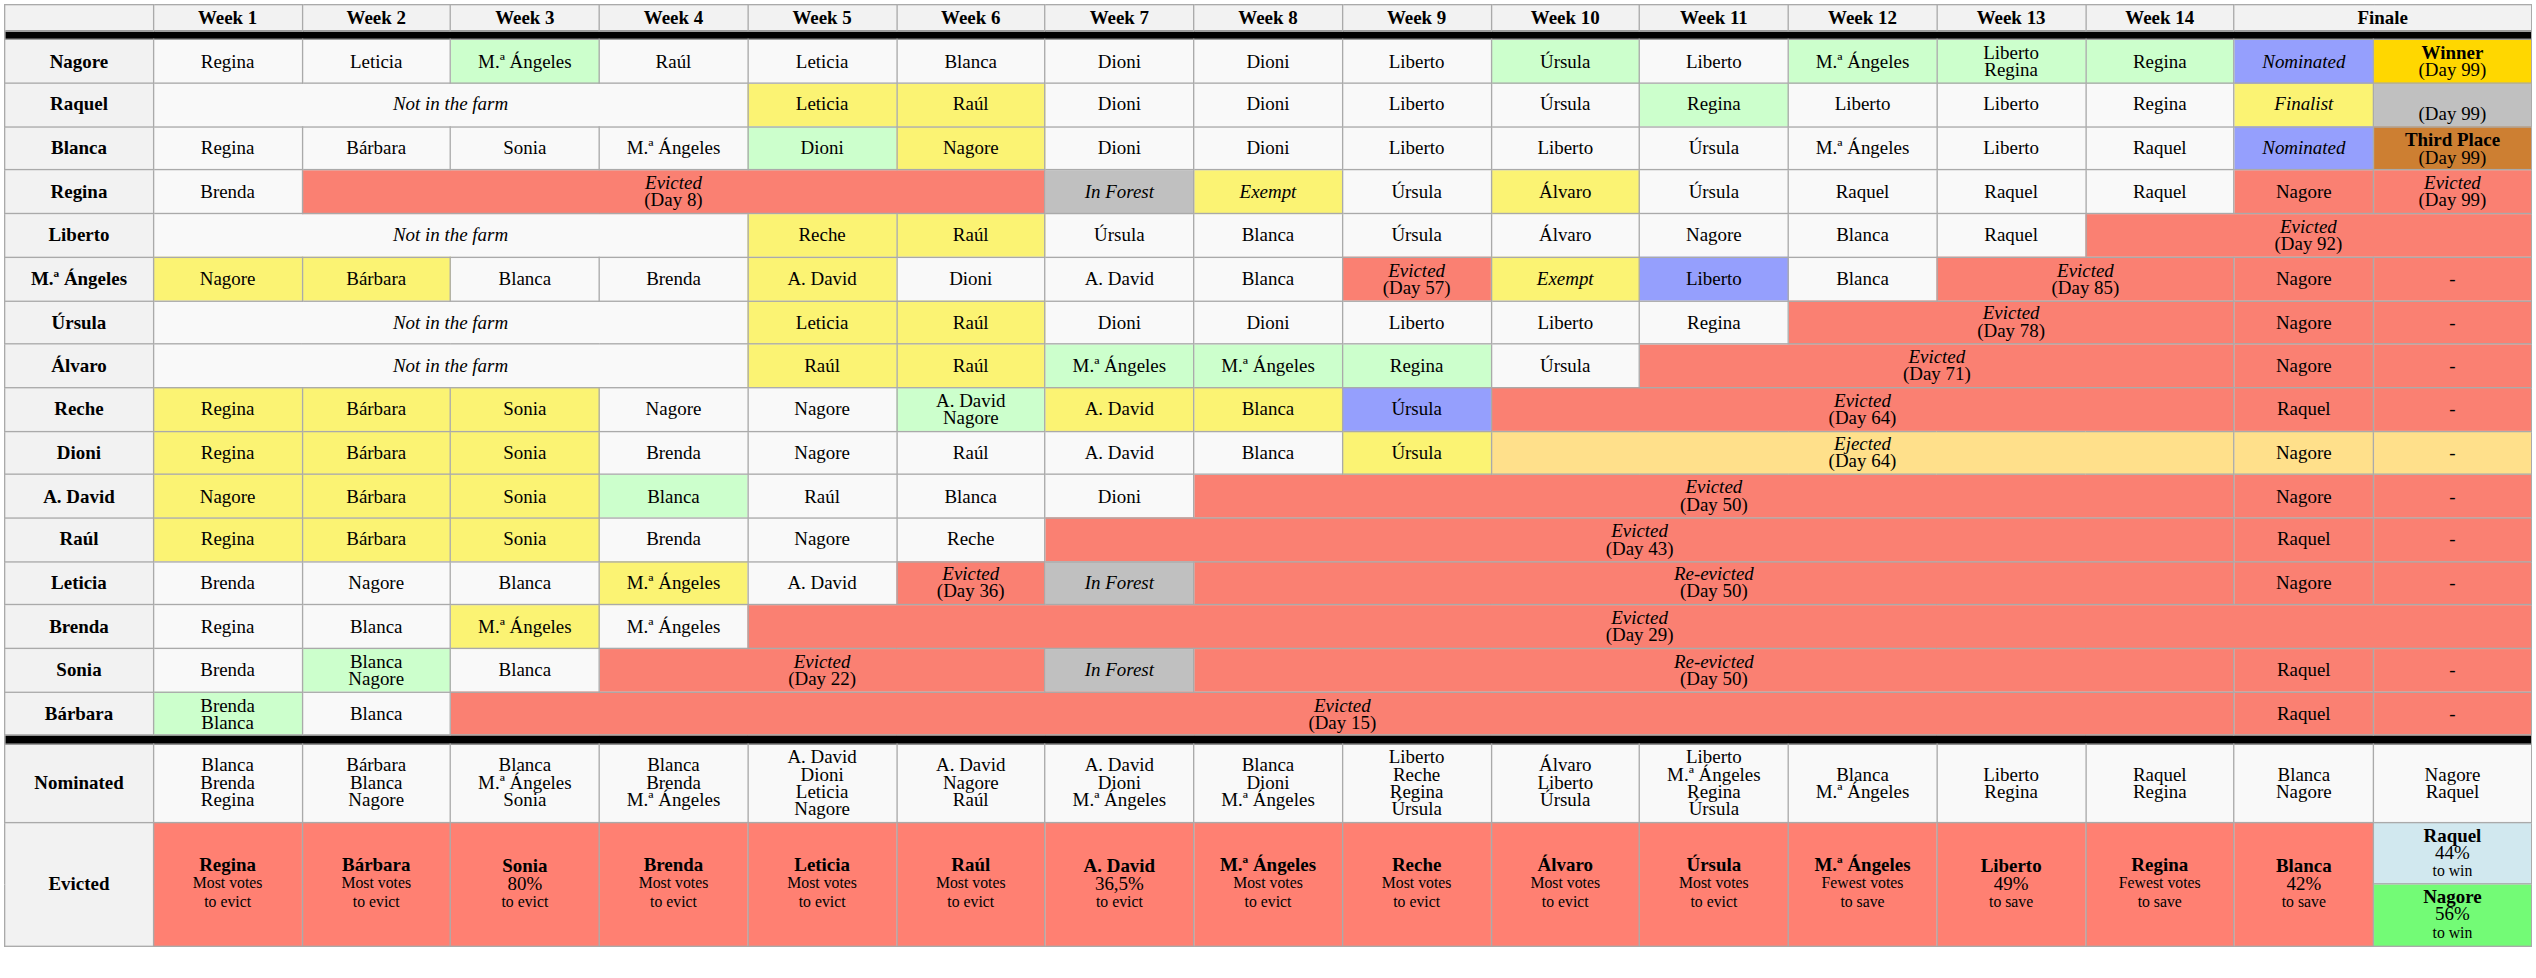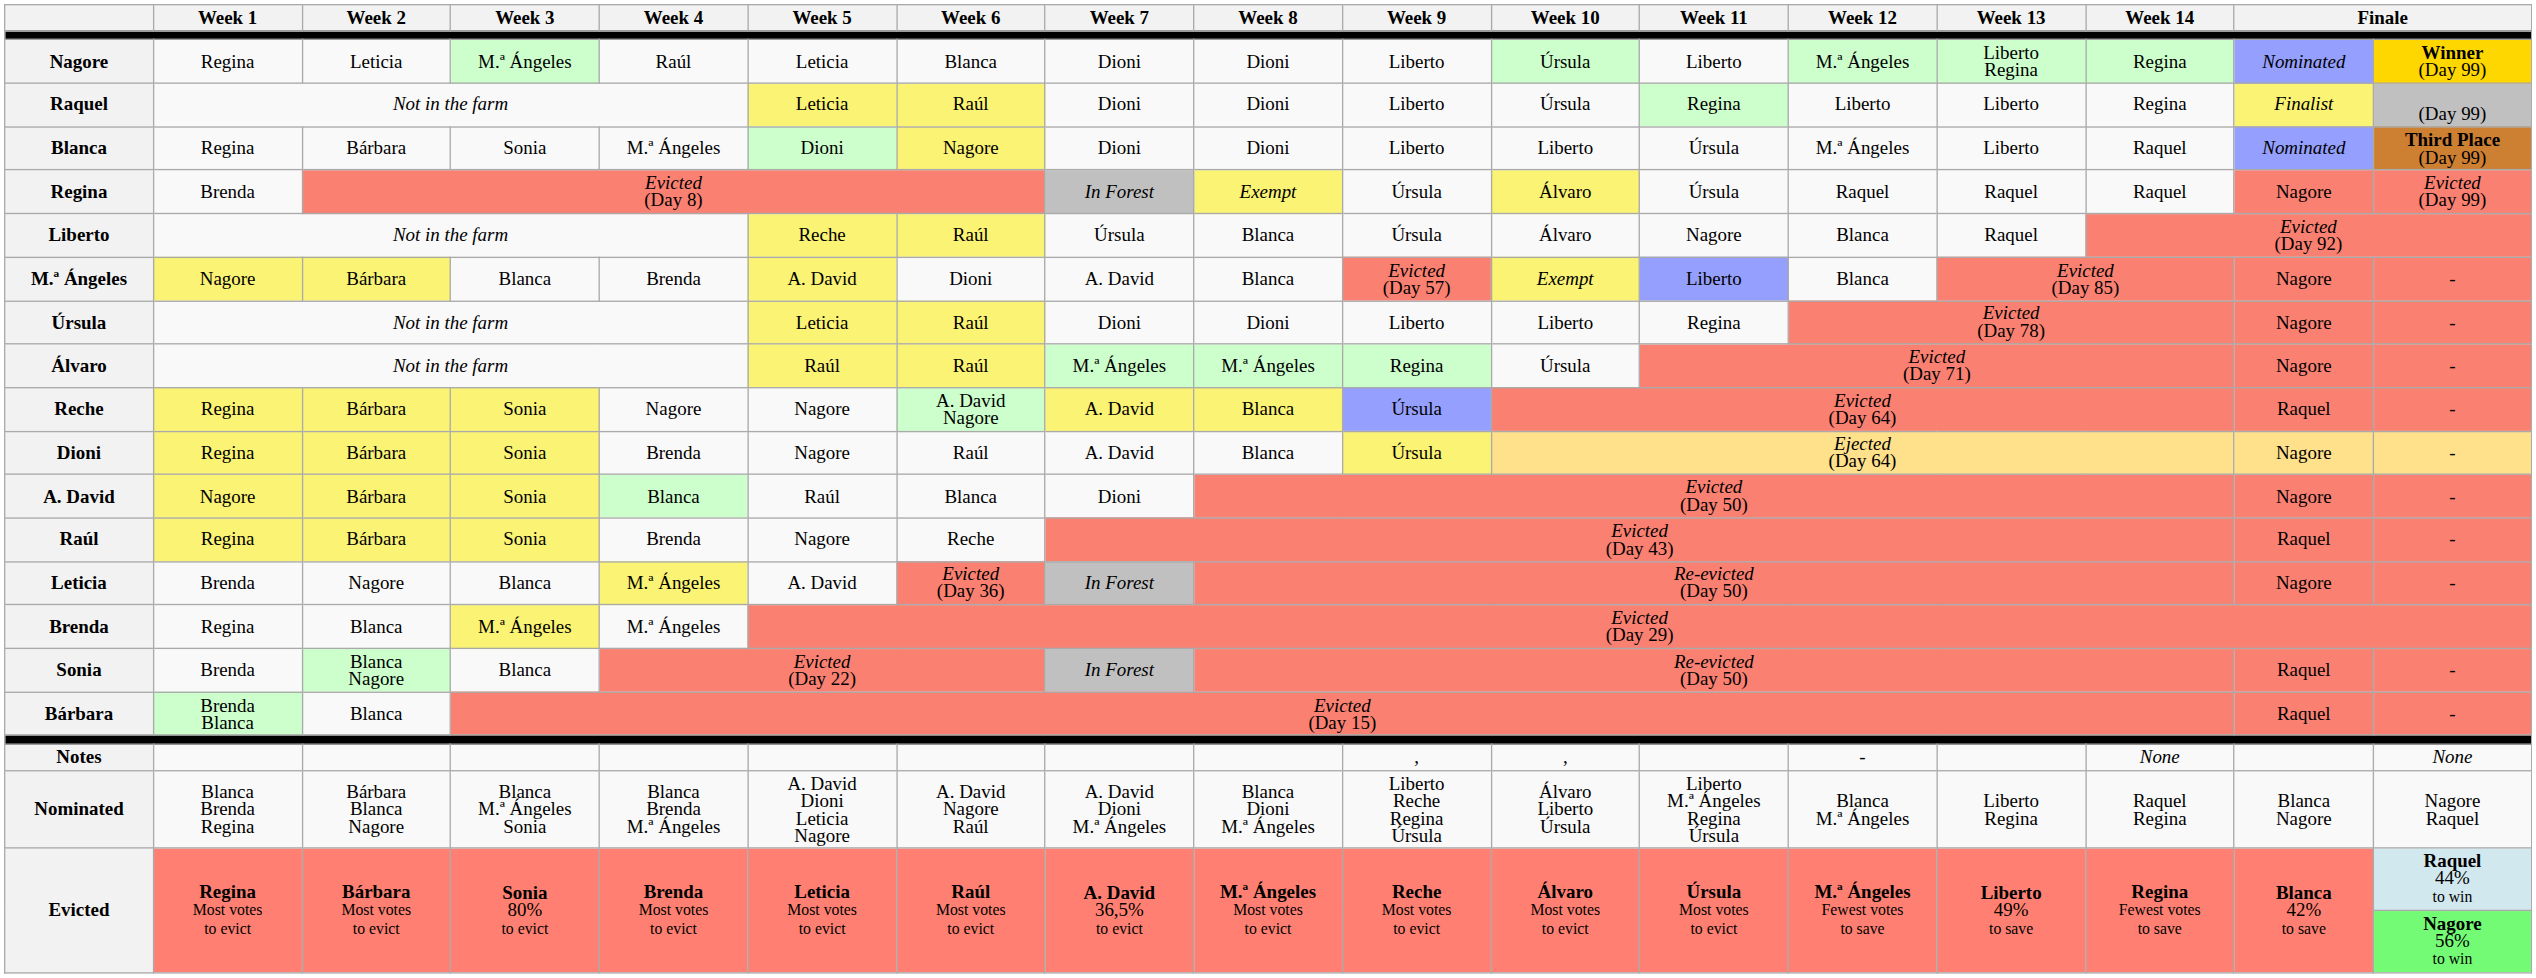+ row: (79, 757)
